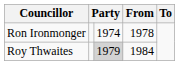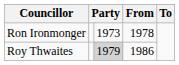(108, 32) 1974 -> (108, 32) 1973
(142, 51) 1984 -> (142, 51) 1986
